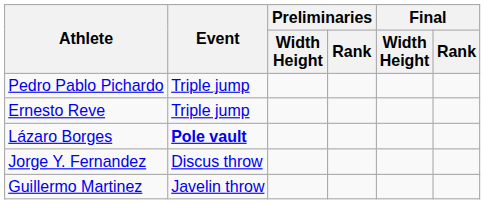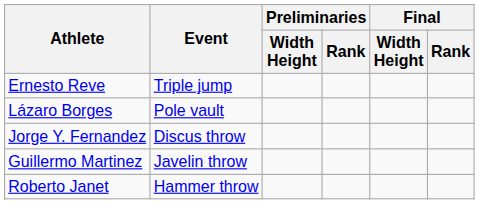- row: (86, 86)
(209, 136) bold -> (189, 111) normal
+ row: (58, 187)
